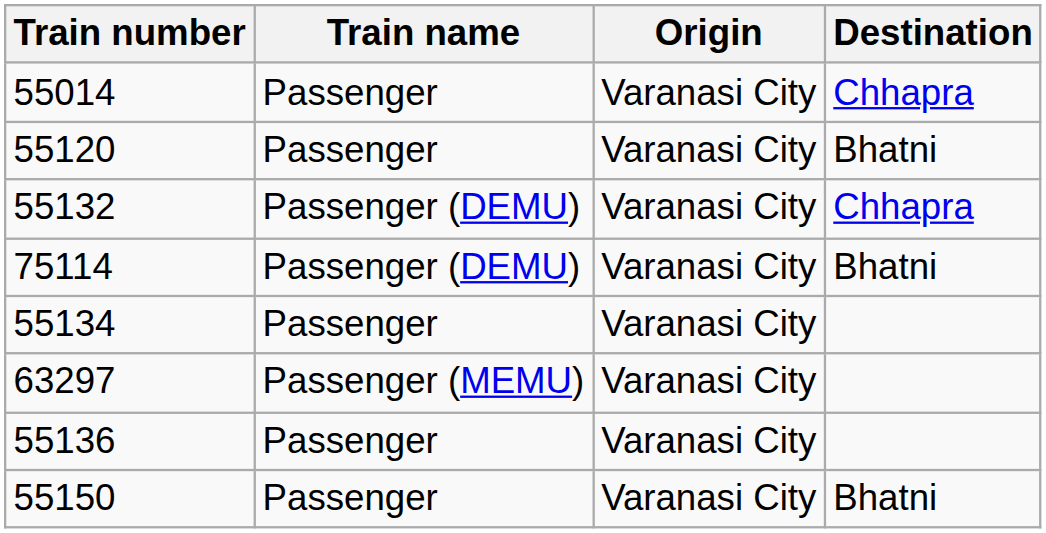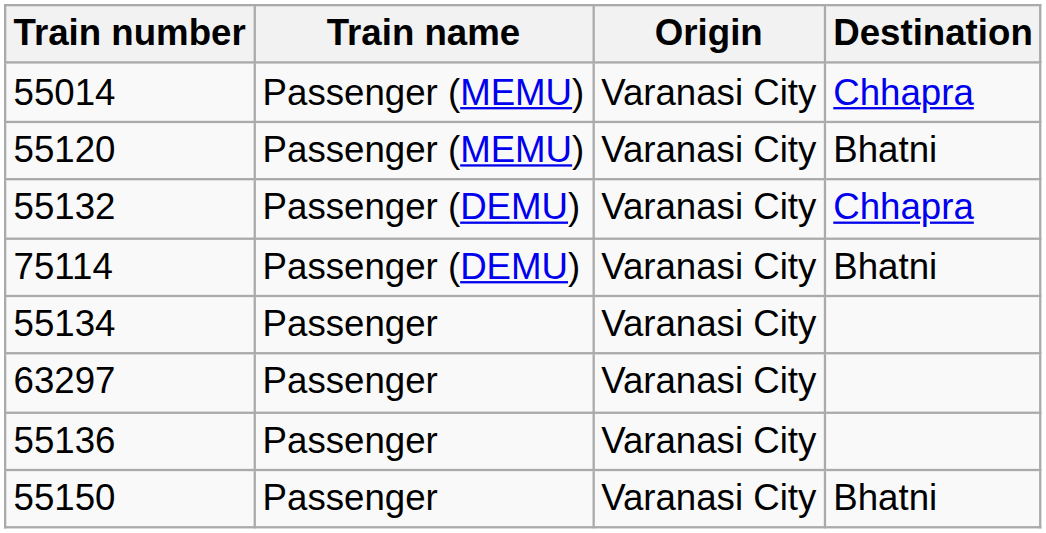(350, 91) Passenger -> (423, 91) Passenger (MEMU)
(350, 149) Passenger -> (423, 149) Passenger (MEMU)
(423, 382) Passenger (MEMU) -> (350, 382) Passenger
